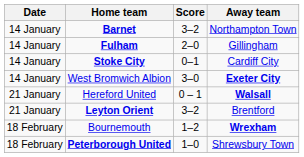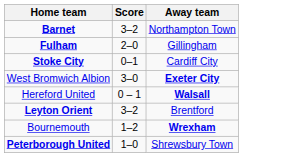- column: (35, 12)
